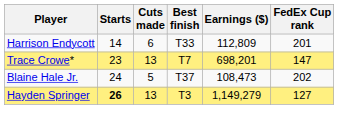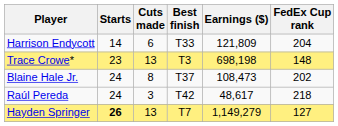(236, 43) 112,809 -> (236, 43) 121,809
(302, 43) 201 -> (302, 43) 204
(185, 60) T7 -> (185, 60) T3
(236, 60) 698,201 -> (236, 60) 698,198
(302, 60) 147 -> (302, 60) 148
(151, 78) 5 -> (151, 78) 8
+ row: (38, 95)
(185, 95) T3 -> (185, 113) T7
